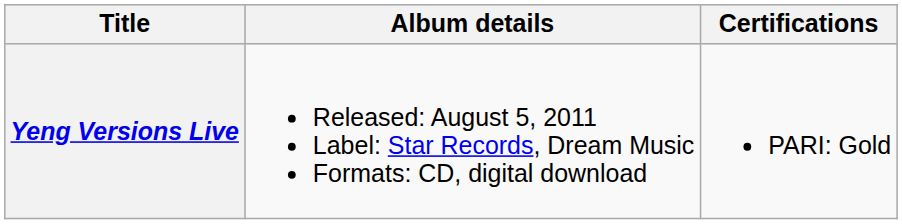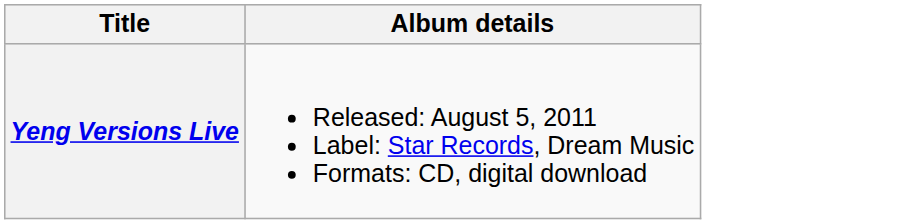- column: (799, 24)
